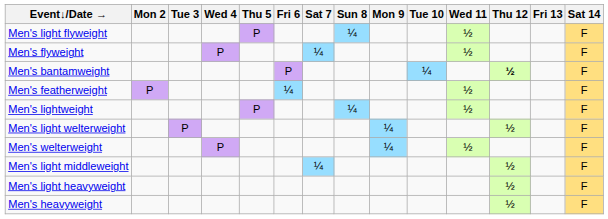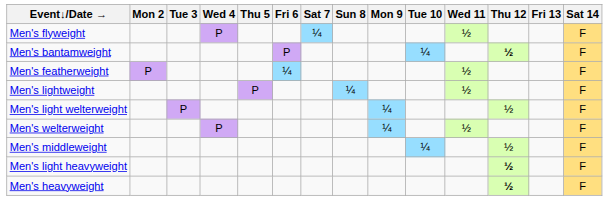- row: (58, 33)
- row: (68, 166)
+ row: (58, 147)
(510, 185) normal -> (509, 166) bold
(510, 204) normal -> (509, 185) bold
